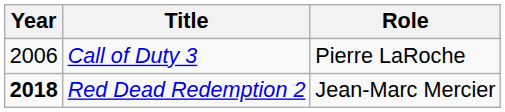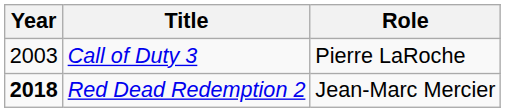(34, 55) 2006 -> (34, 55) 2003
